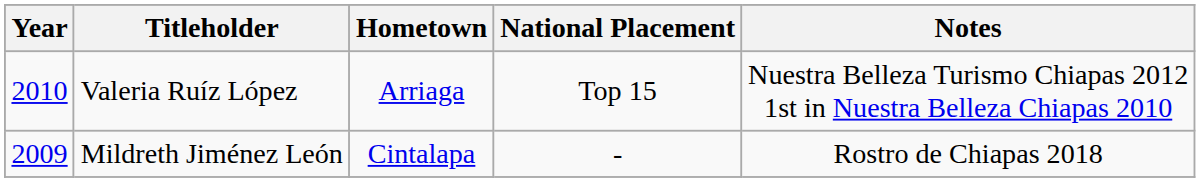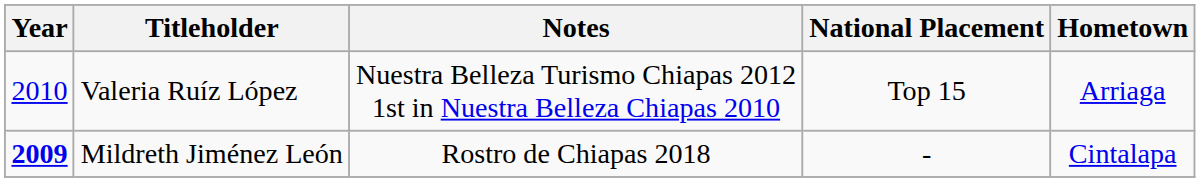columns swapped: (422, 27) <-> (968, 27)
(40, 153) normal -> (40, 153) bold
